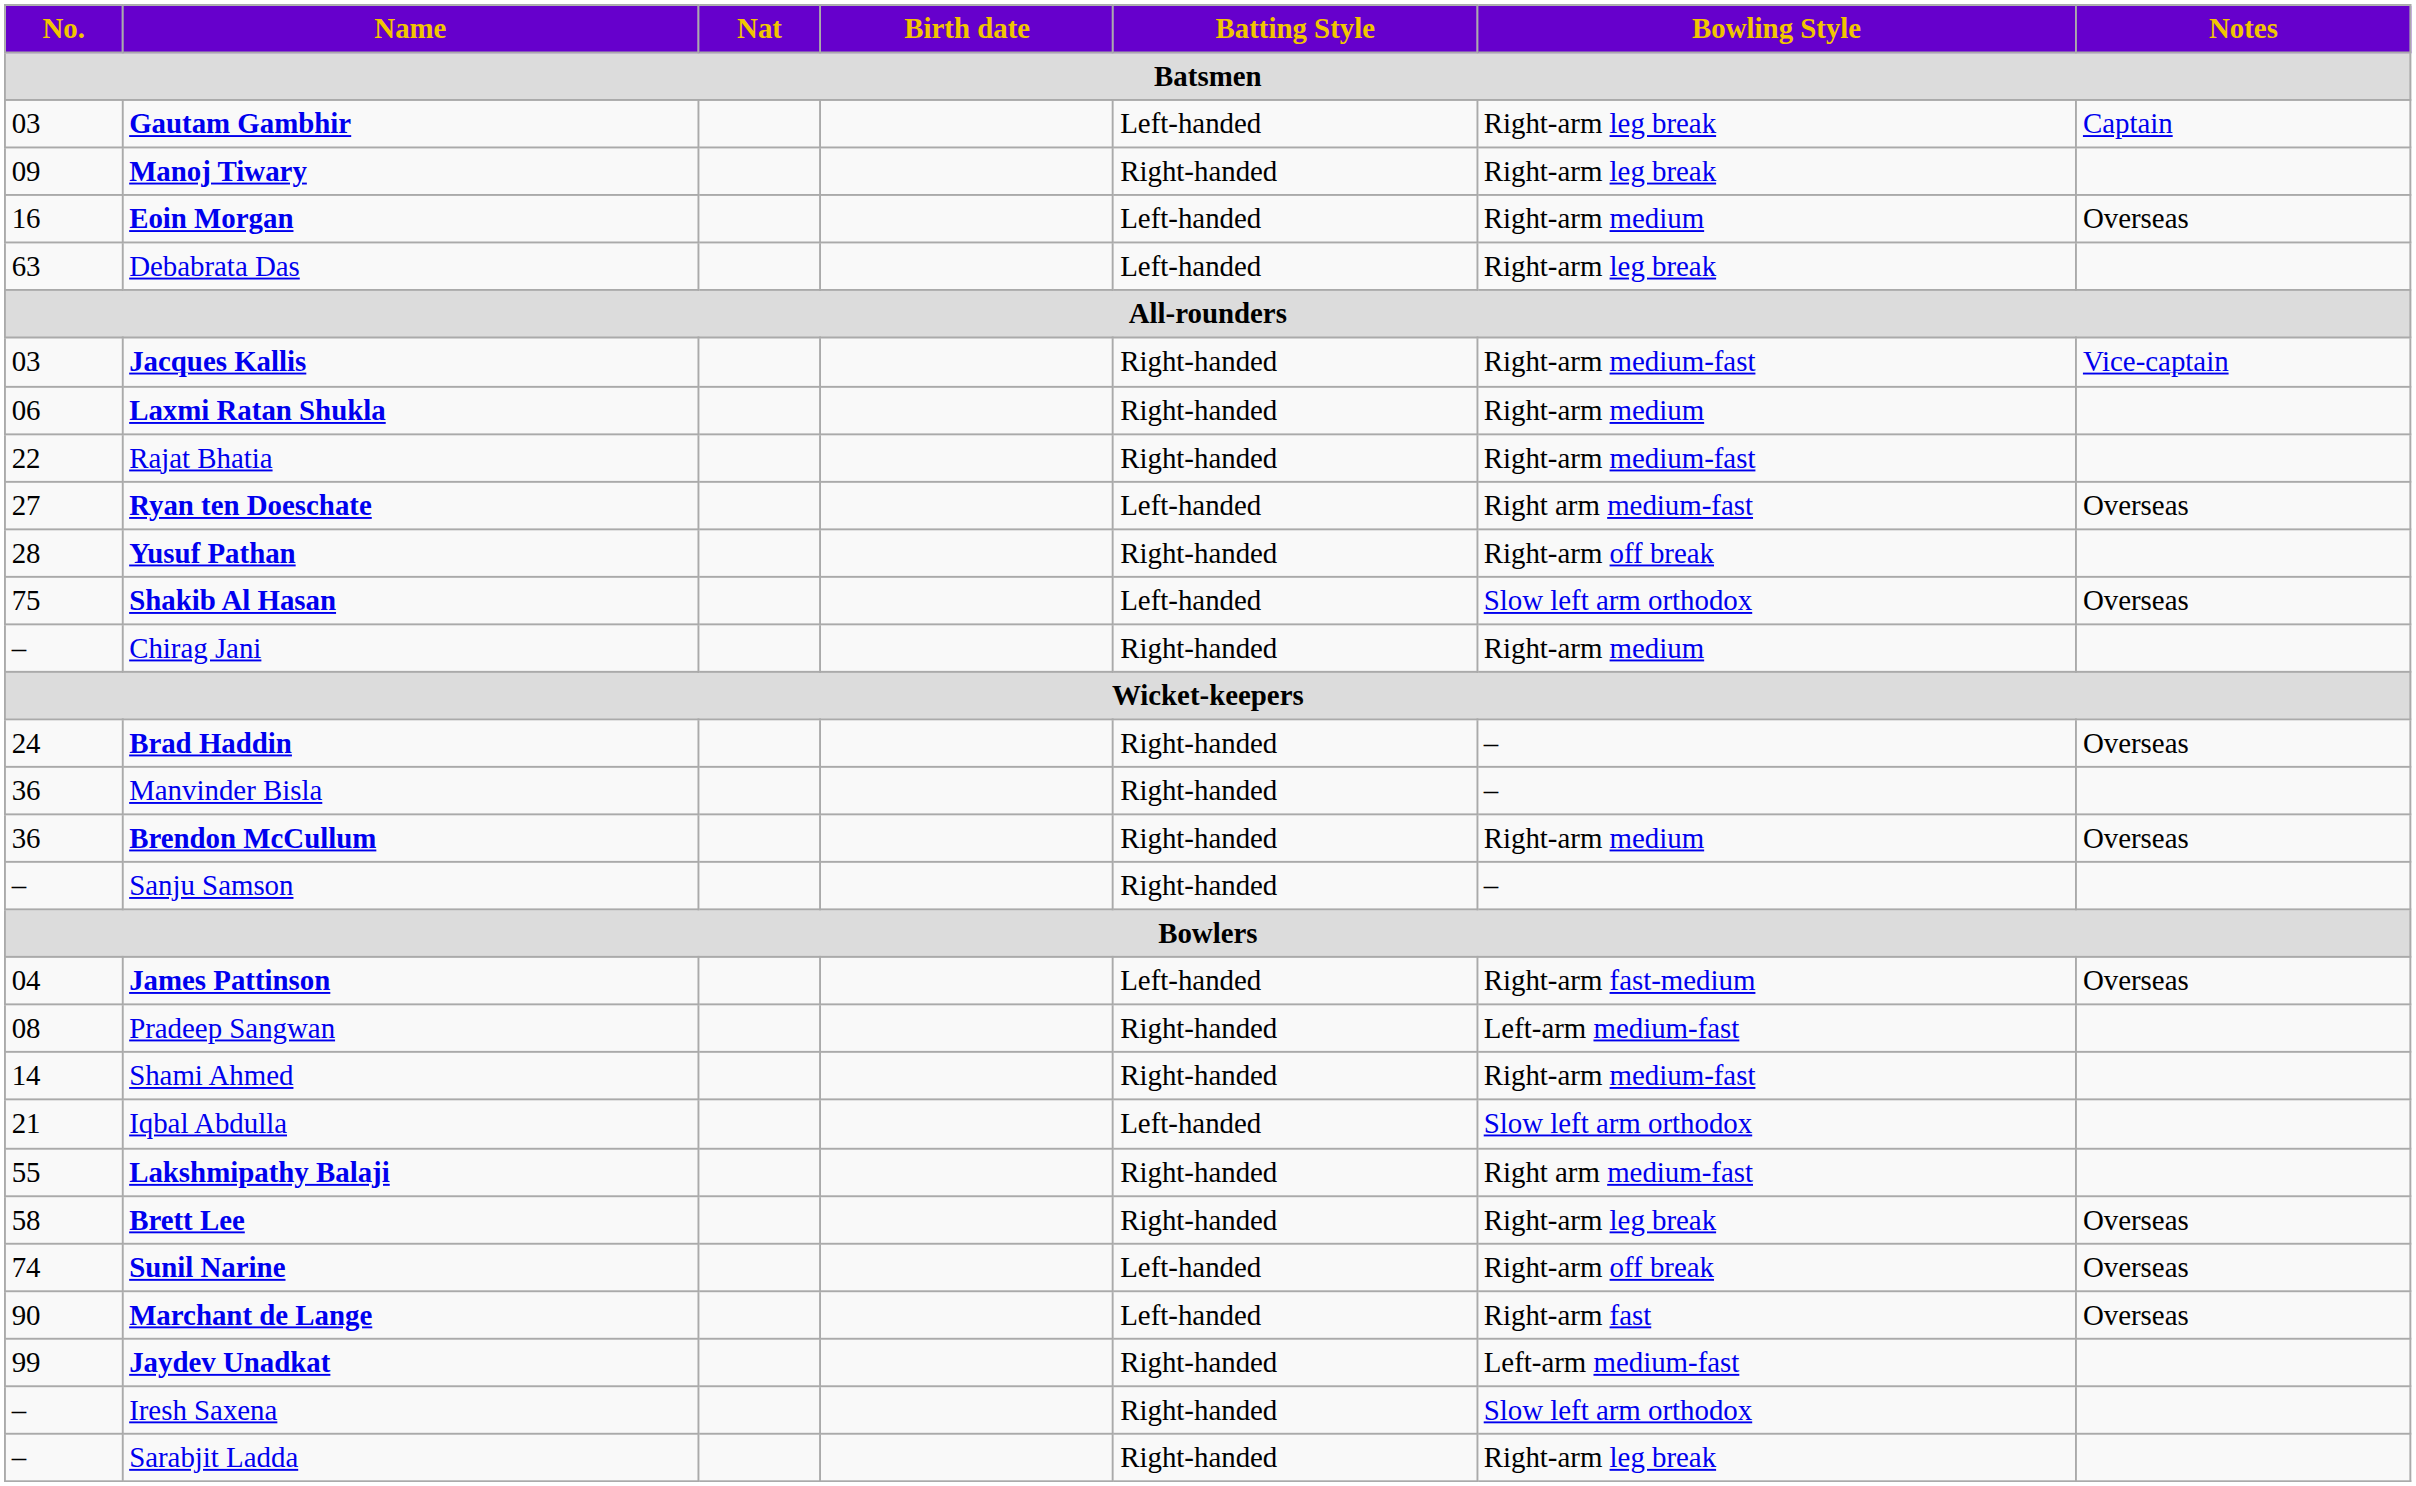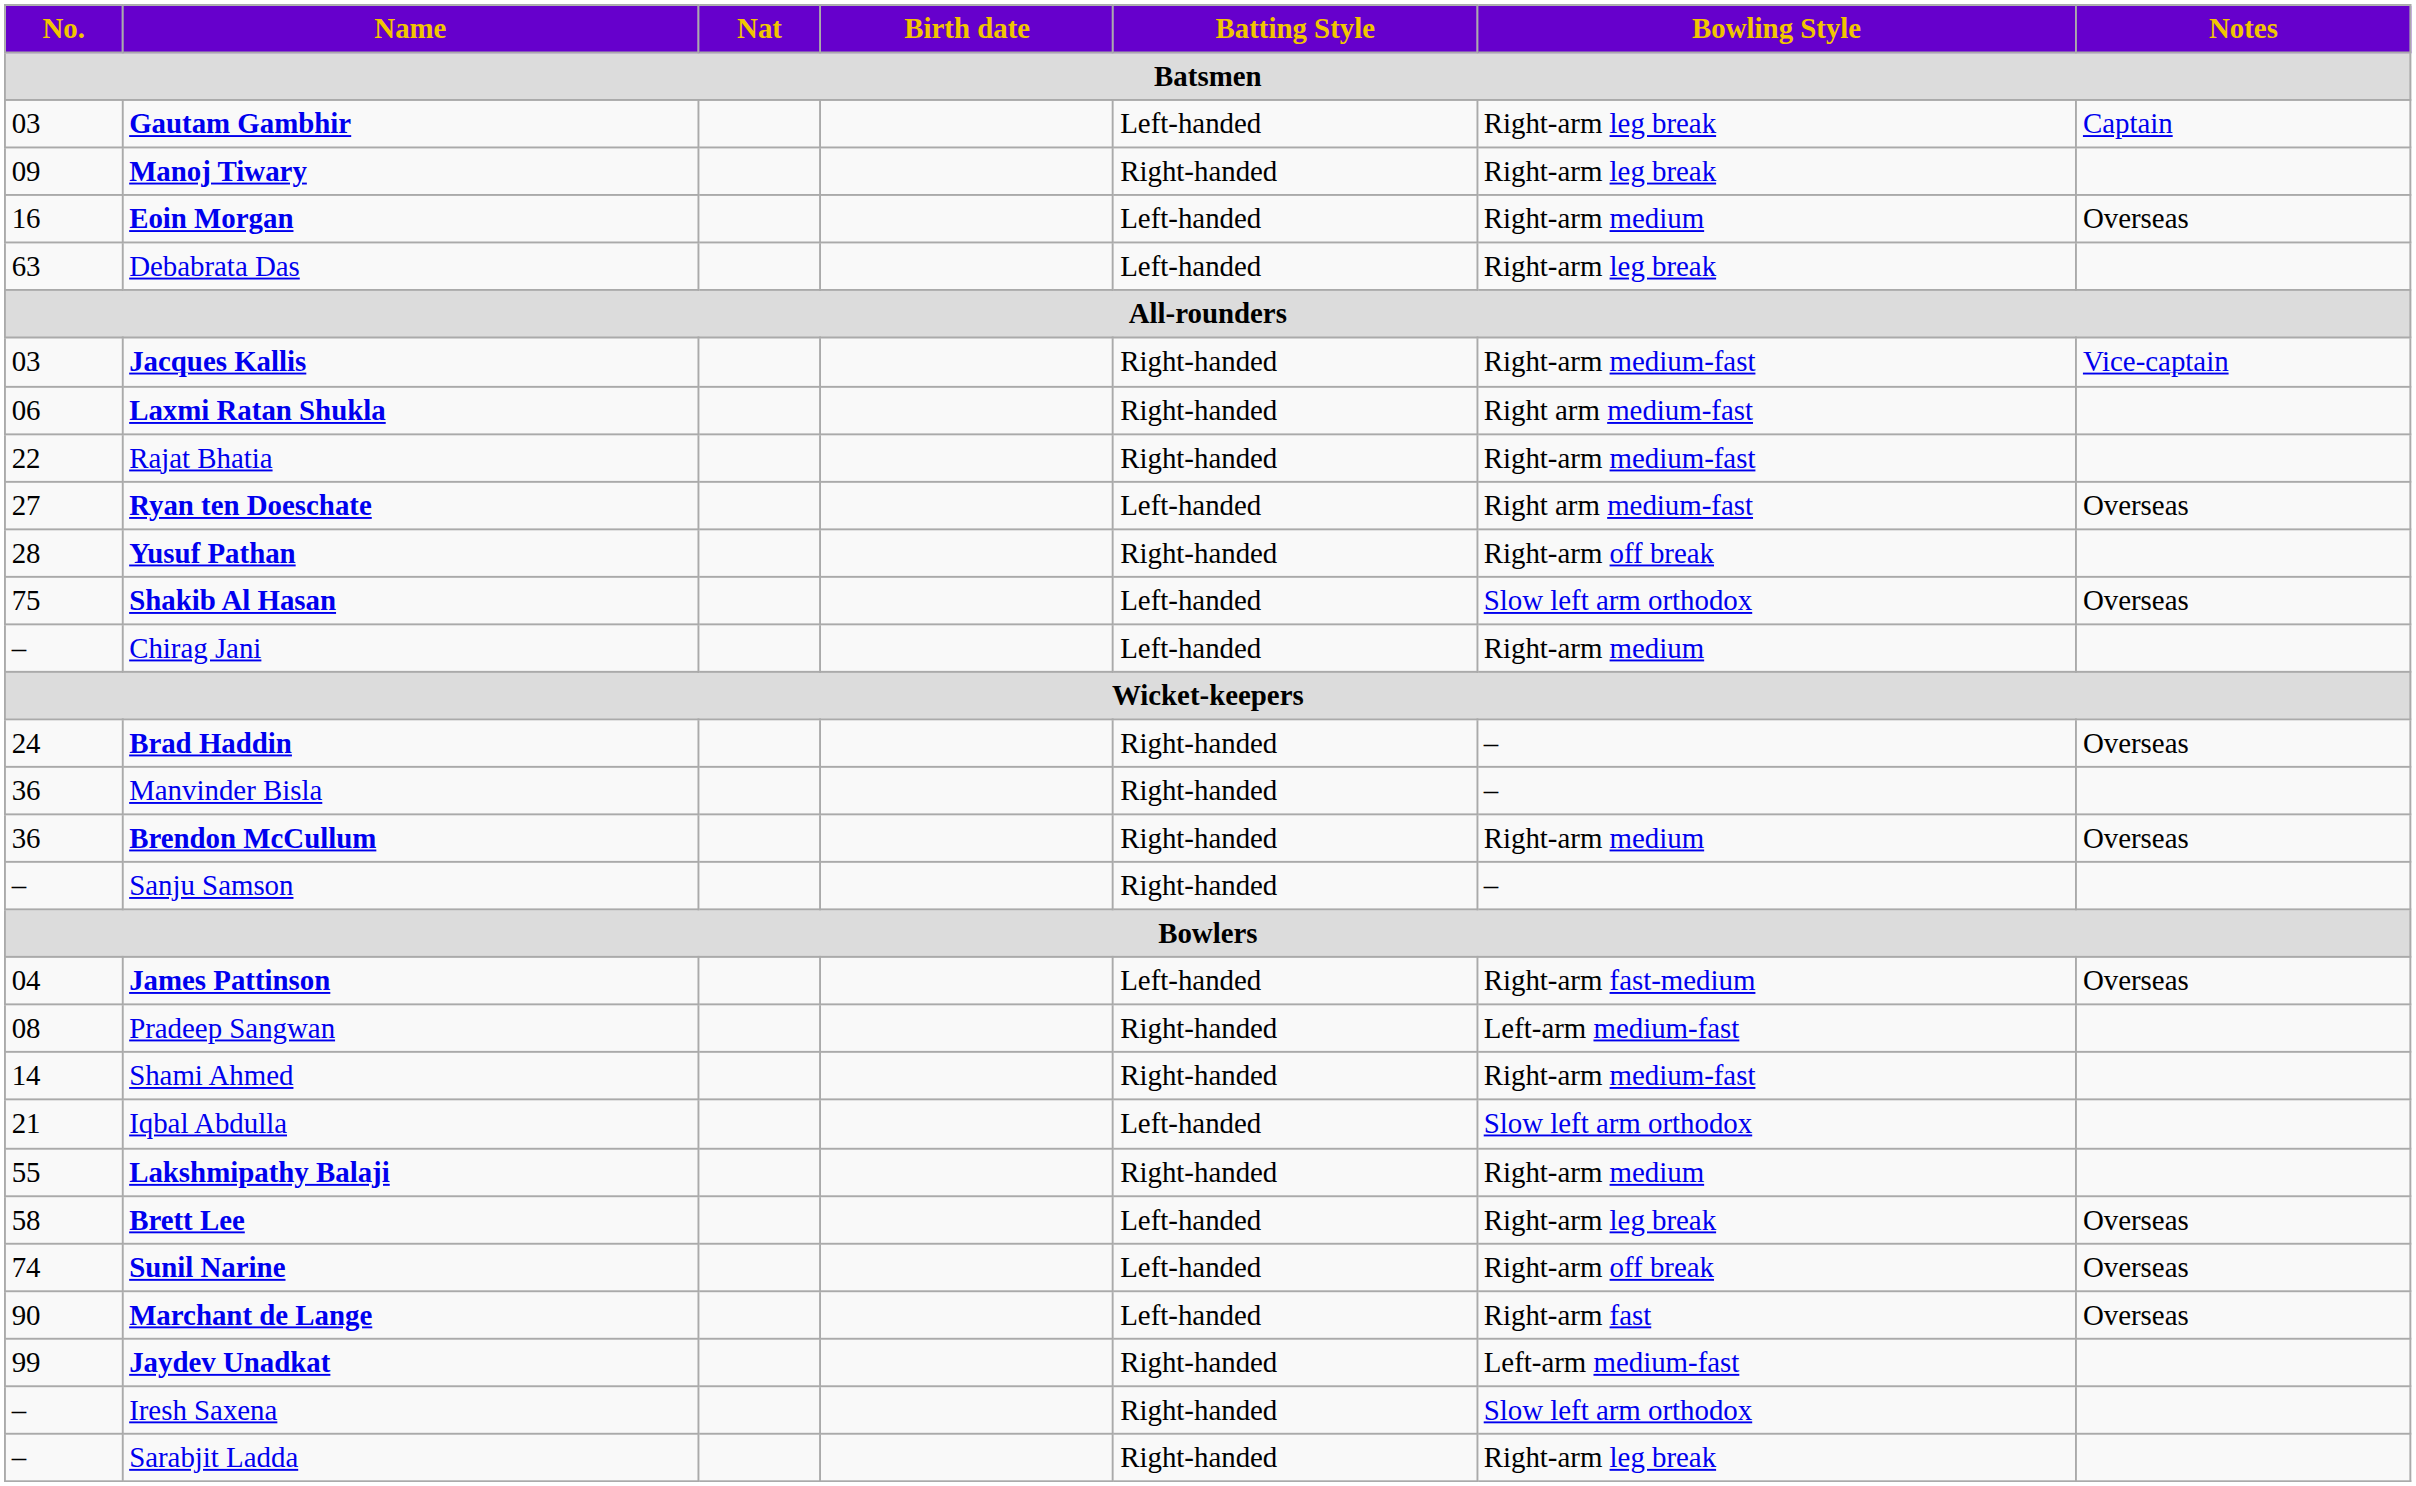(1594, 409) Right-arm medium -> (1618, 409) Right arm medium-fast
(1199, 647) Right-handed -> (1191, 647) Left-handed
(1618, 1171) Right arm medium-fast -> (1594, 1171) Right-arm medium
(1199, 1218) Right-handed -> (1191, 1218) Left-handed
